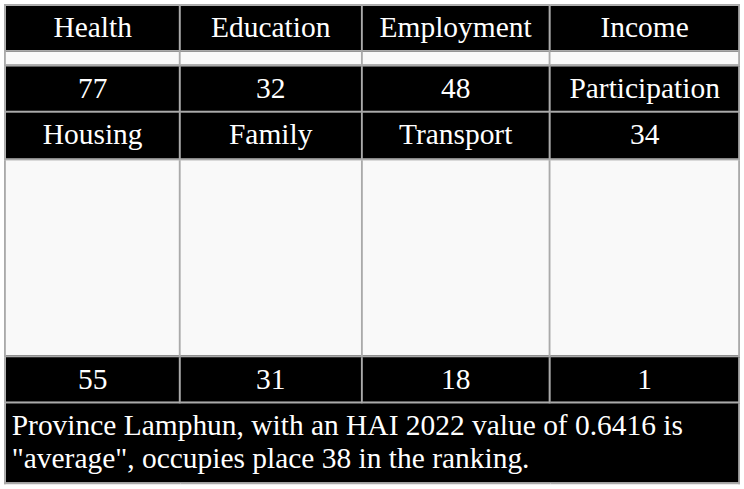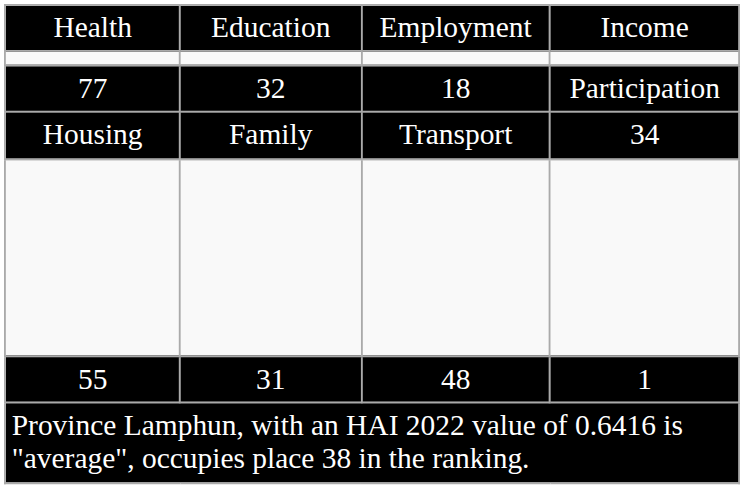(456, 88) 48 -> (456, 88) 18
(456, 379) 18 -> (456, 379) 48
